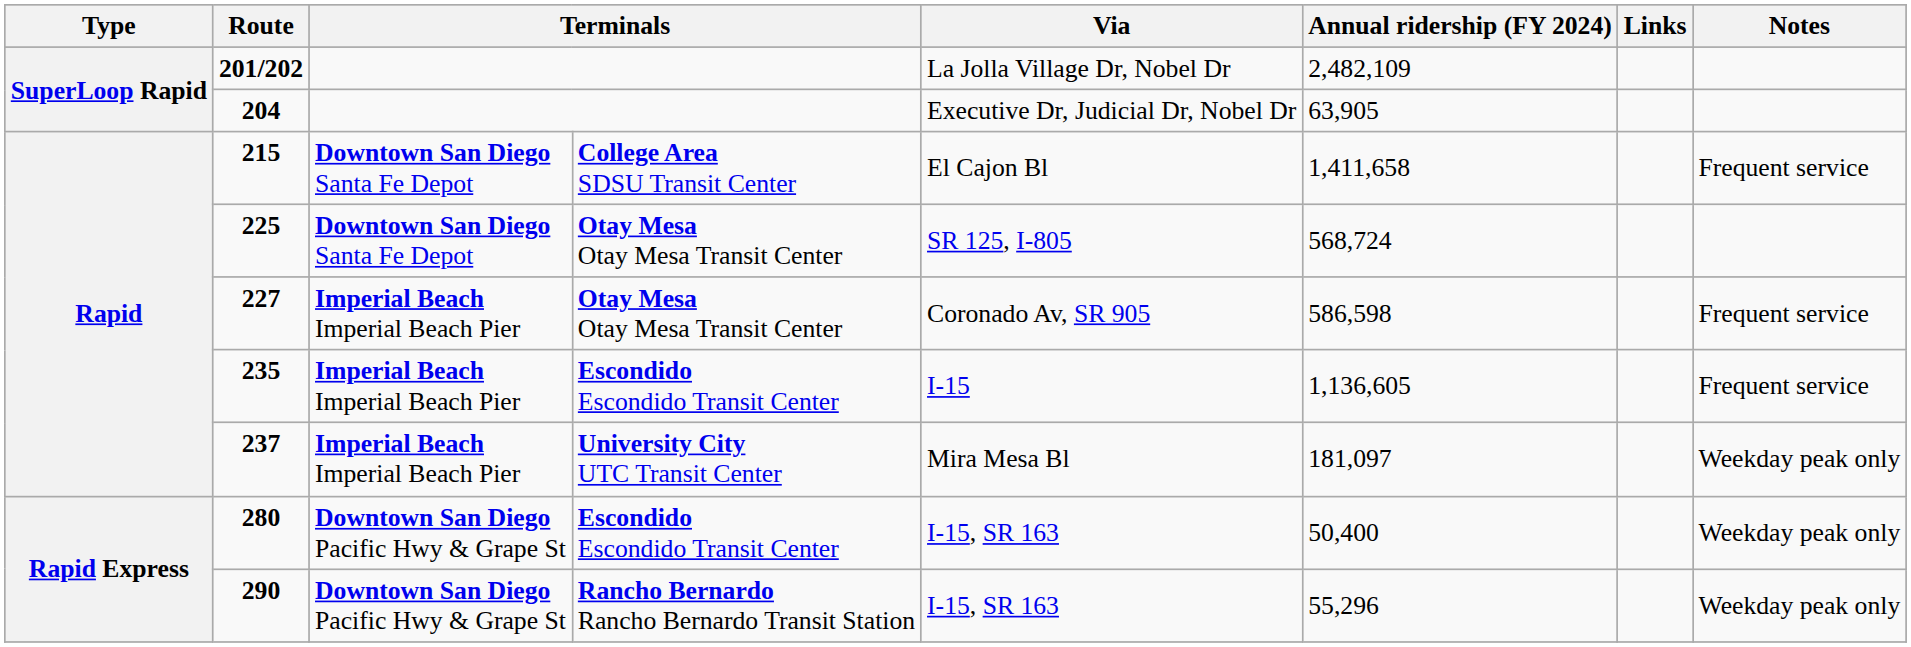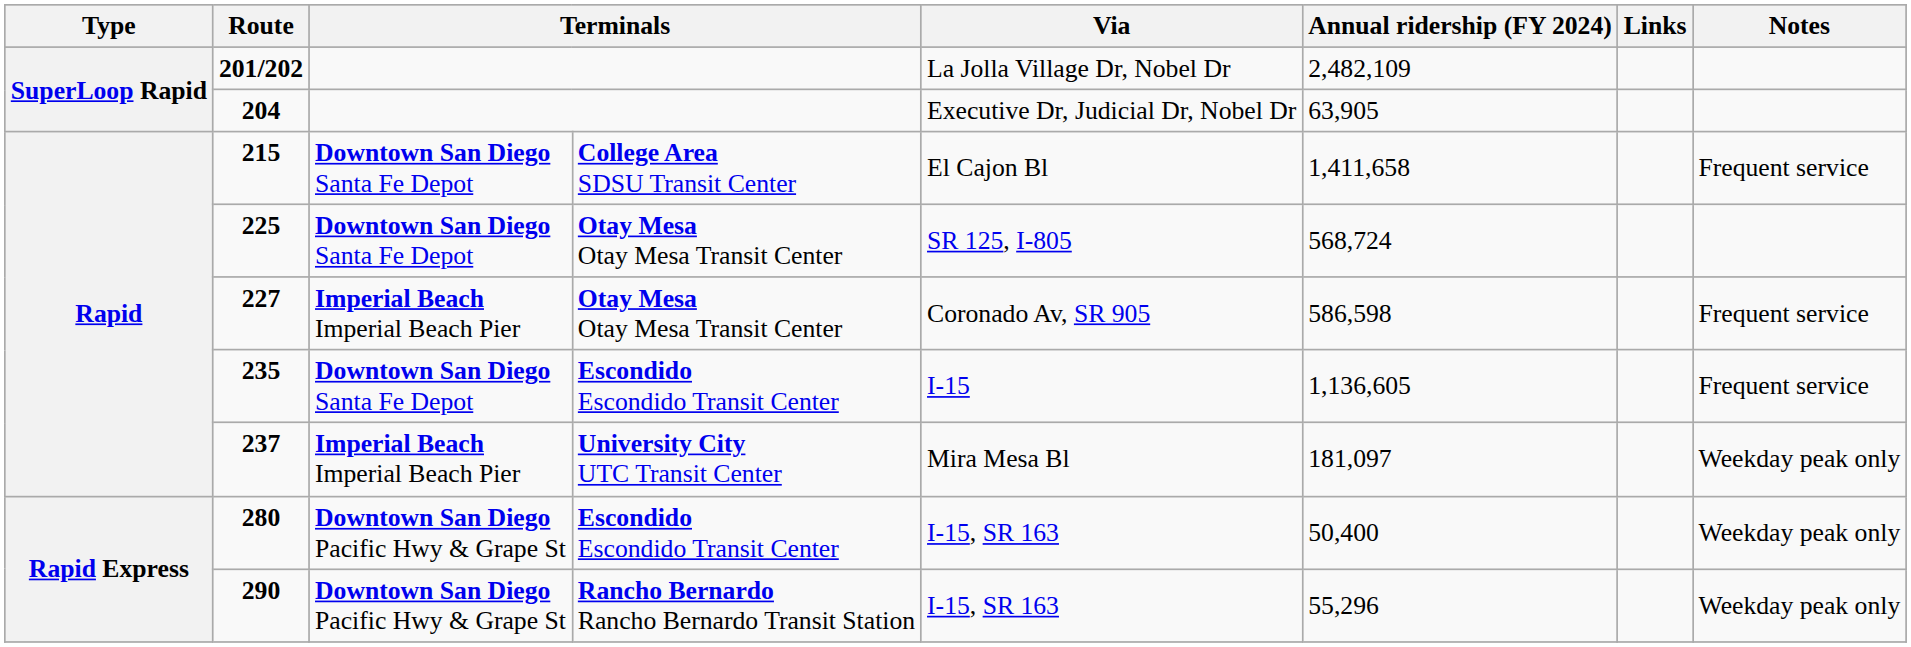(418, 386) Imperial Beach Imperial Beach Pier -> (433, 386) Downtown San Diego Santa Fe Depot
